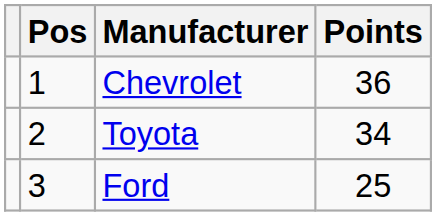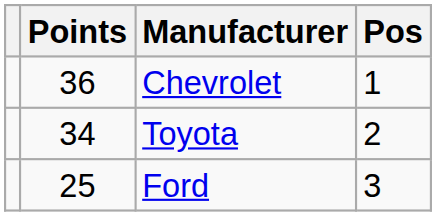columns swapped: (58, 31) <-> (373, 31)
